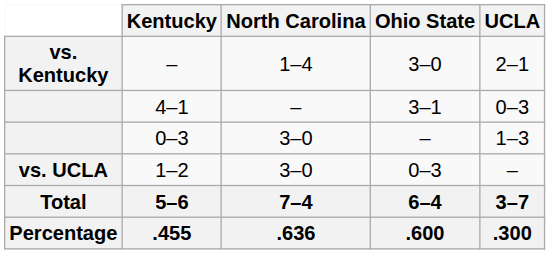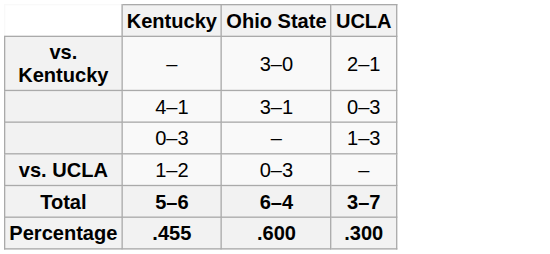- column: (296, 21)
